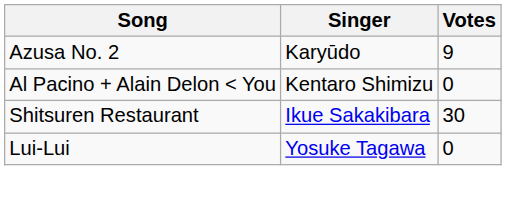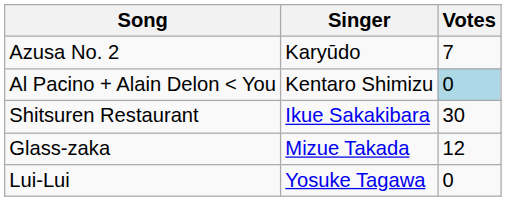(448, 52) 9 -> (448, 52) 7
(448, 84) no background -> (448, 84) lightblue background
+ row: (60, 148)
